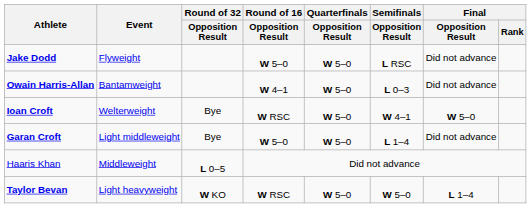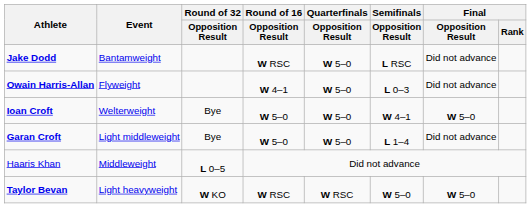(119, 58) Flyweight -> (130, 58) Bantamweight
(274, 64) W 5–0 -> (274, 64) W RSC
(130, 85) Bantamweight -> (119, 85) Flyweight
(274, 116) W RSC -> (274, 116) W 5–0
(337, 195) W 5–0 -> (337, 195) W RSC
(461, 195) L 1–4 -> (461, 195) W 5–0
